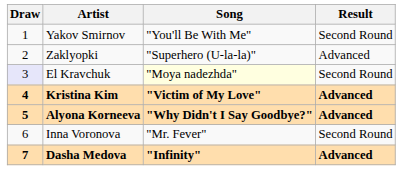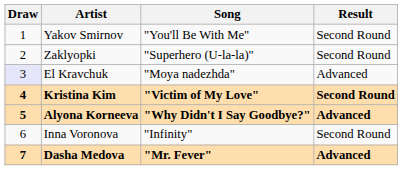(344, 54) Advanced -> (353, 54) Second Round
(192, 74) lightyellow background -> (189, 74) no background
(356, 74) Second Round -> (342, 74) Advanced
(346, 94) Advanced -> (356, 94) Second Round
(176, 134) "Mr. Fever" -> (168, 134) "Infinity"
(174, 154) "Infinity" -> (178, 154) "Mr. Fever"
